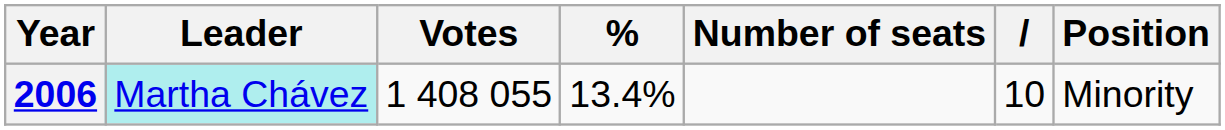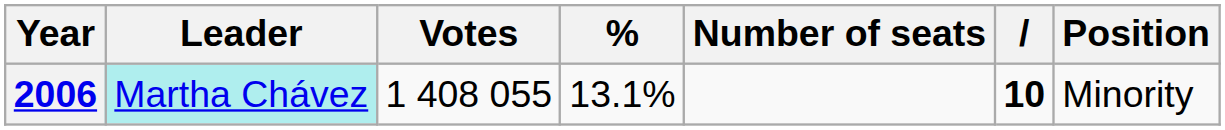(622, 93) 13.4% -> (622, 93) 13.1%
(1024, 93) normal -> (1024, 93) bold
